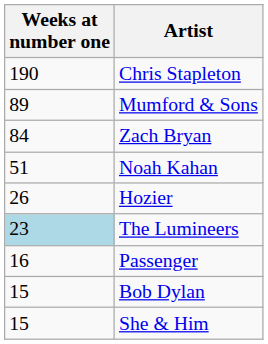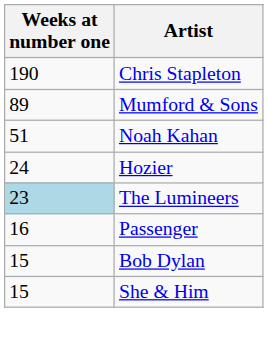- row: (165, 135)
(19, 198) 26 -> (19, 167) 24
